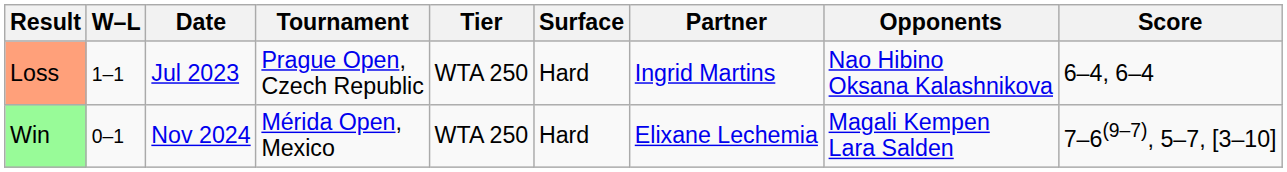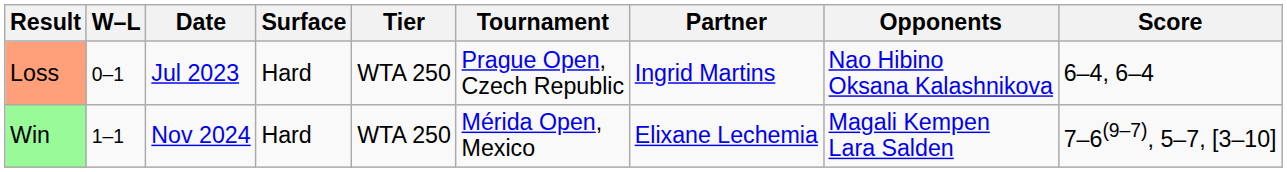columns swapped: (343, 22) <-> (582, 22)
(108, 74) 1–1 -> (108, 74) 0–1
(108, 137) 0–1 -> (108, 137) 1–1
